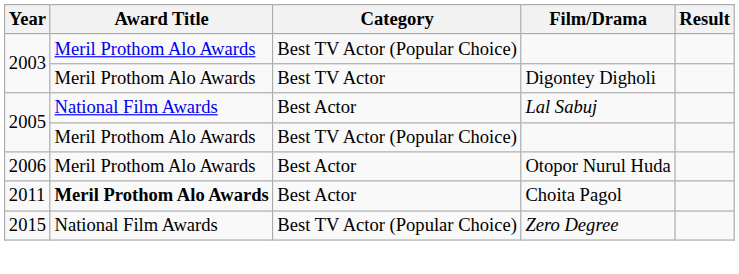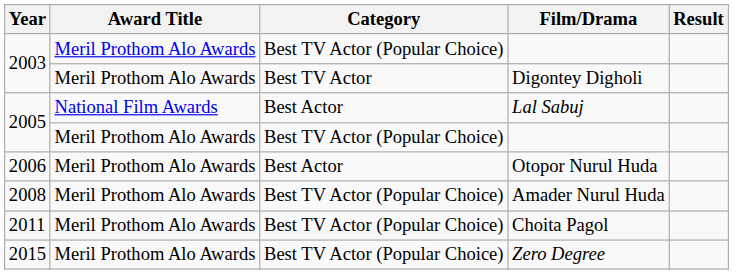+ row: (27, 195)
(162, 195) bold -> (155, 225) normal
(317, 195) Best Actor -> (384, 225) Best TV Actor (Popular Choice)
(136, 225) National Film Awards -> (155, 254) Meril Prothom Alo Awards
